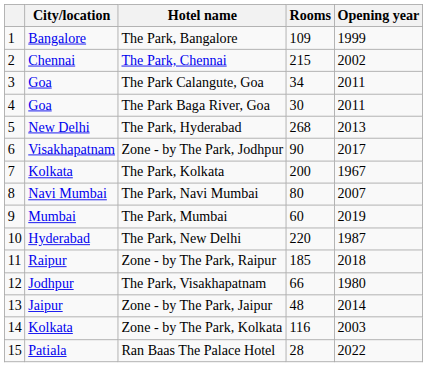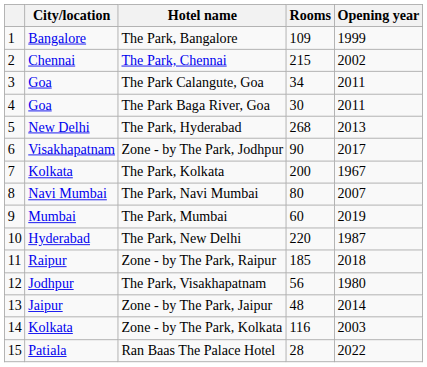(297, 283) 66 -> (297, 283) 56
